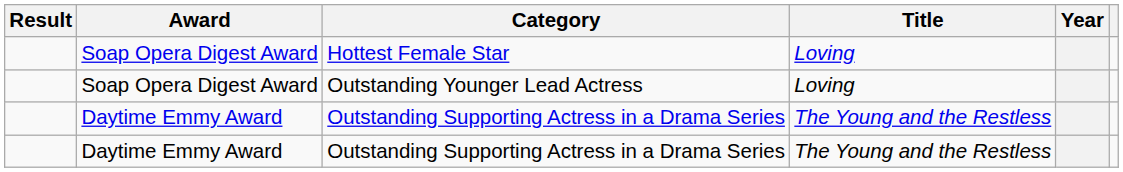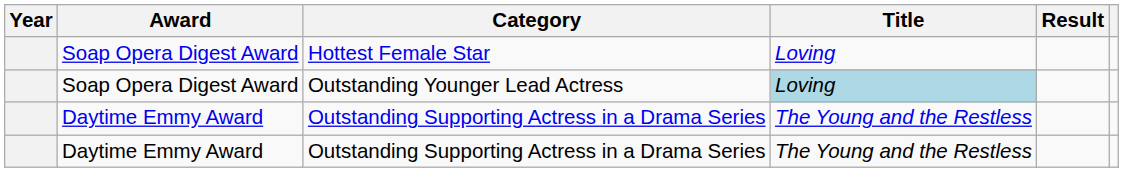columns swapped: (1082, 20) <-> (41, 20)
(824, 85) no background -> (805, 85) lightblue background
